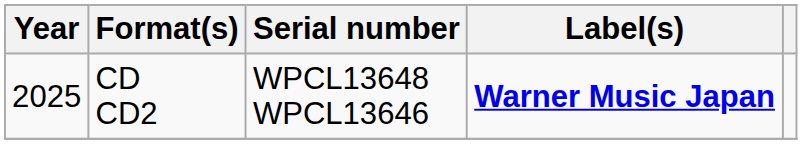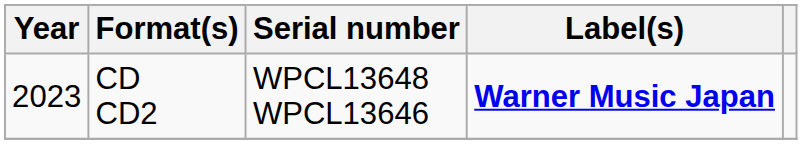(47, 95) 2025 -> (47, 95) 2023
